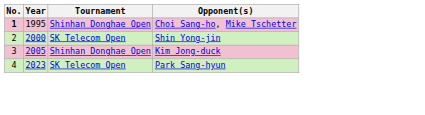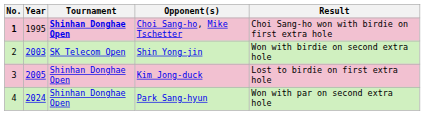+ column: (334, 11)
(100, 25) normal -> (88, 30) bold
(36, 39) 2000 -> (36, 53) 2003
(36, 66) 2023 -> (36, 99) 2024
(88, 66) SK Telecom Open -> (88, 99) Shinhan Donghae Open
